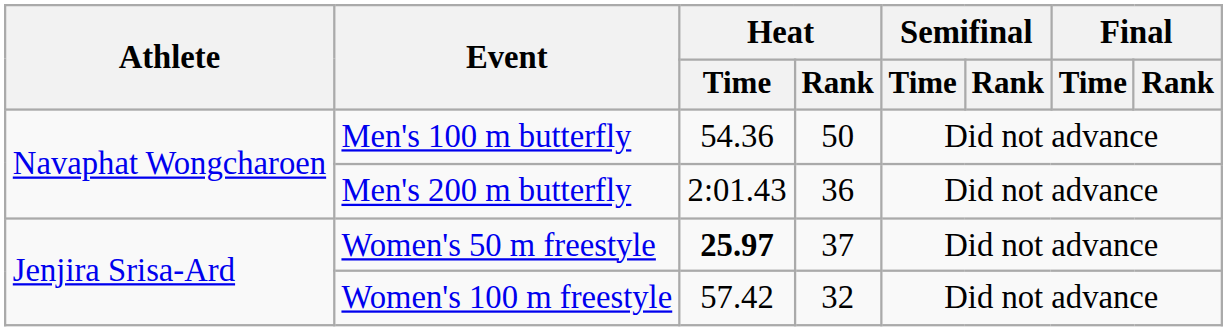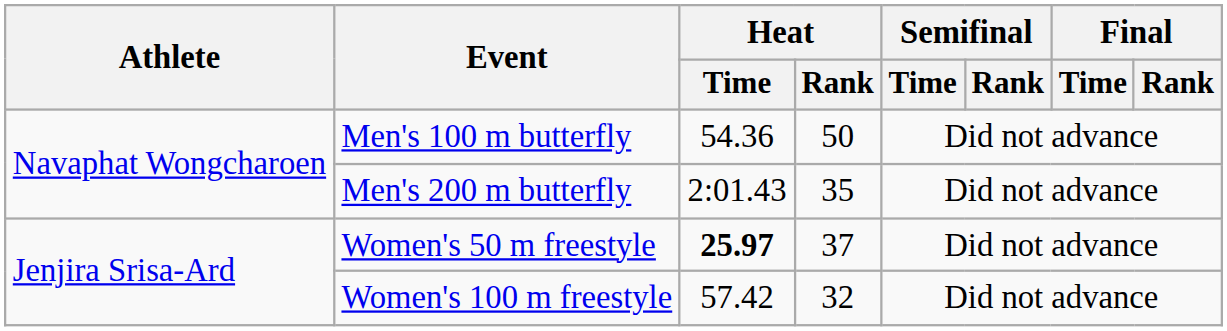(838, 190) 36 -> (838, 190) 35
